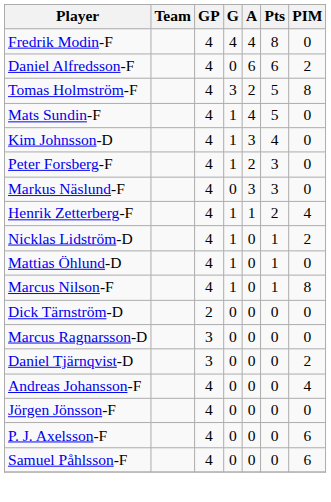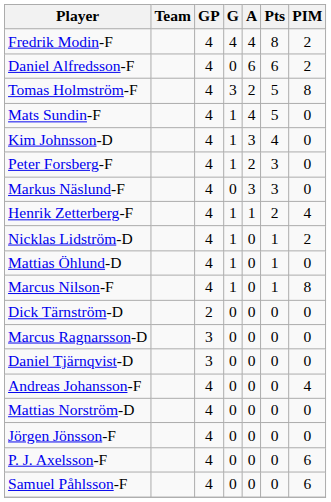(307, 41) 0 -> (307, 41) 2
(307, 361) 2 -> (307, 361) 0
+ row: (71, 410)
